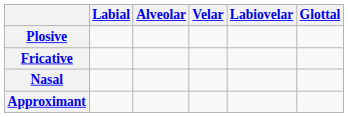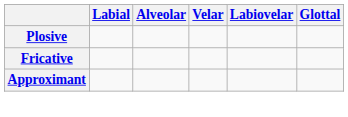- row: (47, 79)
